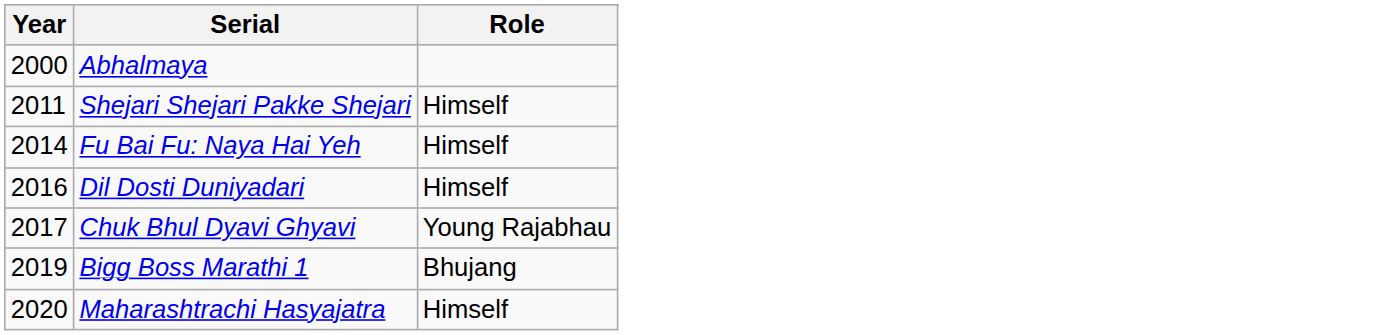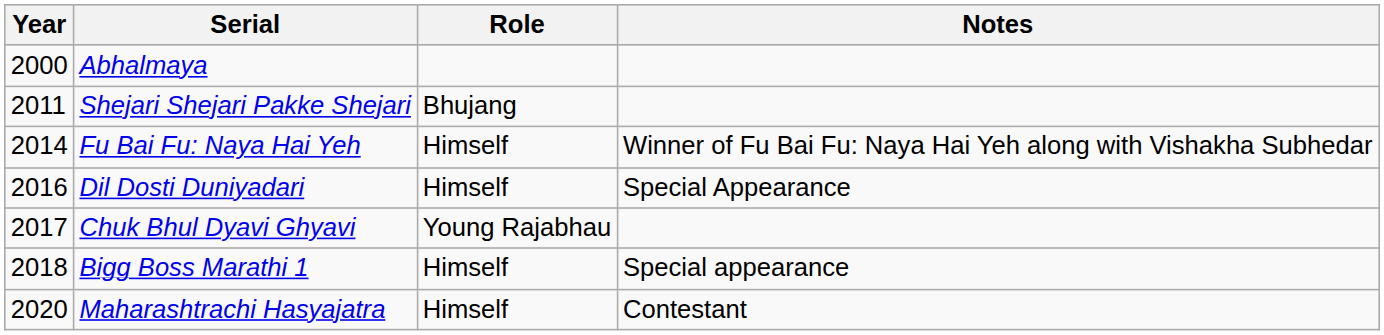+ column: (998, 24)
(465, 106) Himself -> (470, 106) Bhujang
(39, 268) 2019 -> (39, 268) 2018
(470, 268) Bhujang -> (465, 268) Himself
